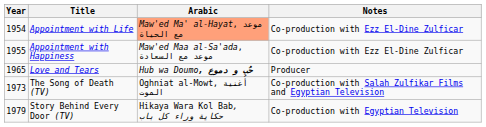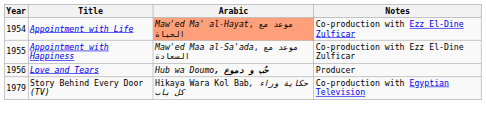(16, 70) 1965 -> (16, 70) 1956
- row: (72, 88)
